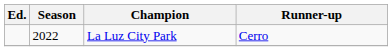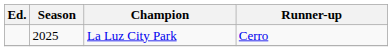(45, 35) 2022 -> (45, 35) 2025
